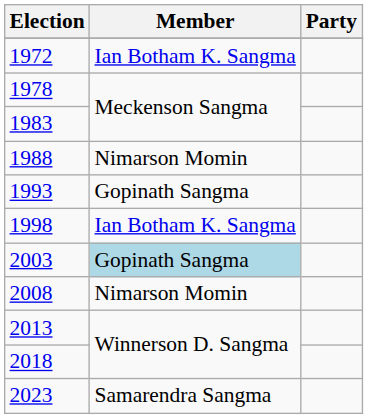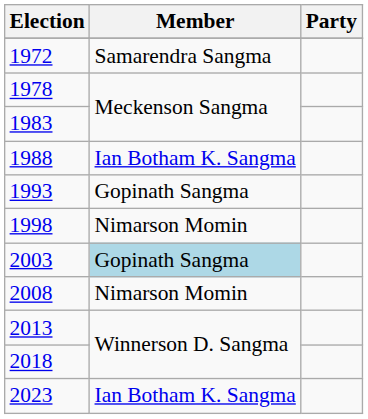(195, 55) Ian Botham K. Sangma -> (183, 55) Samarendra Sangma
(171, 157) Nimarson Momin -> (195, 157) Ian Botham K. Sangma
(195, 225) Ian Botham K. Sangma -> (171, 225) Nimarson Momin
(183, 395) Samarendra Sangma -> (195, 395) Ian Botham K. Sangma
